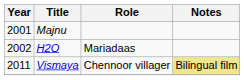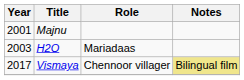(19, 48) 2002 -> (19, 48) 2003
(19, 65) 2011 -> (19, 65) 2017
